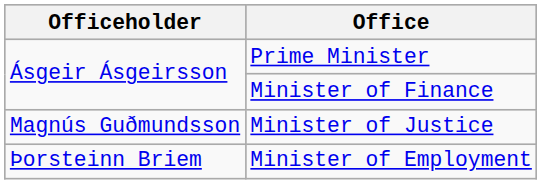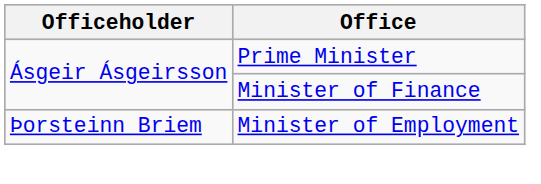- row: (372, 126)
